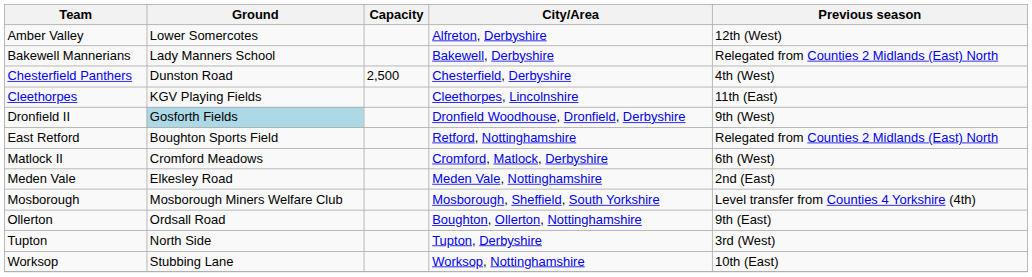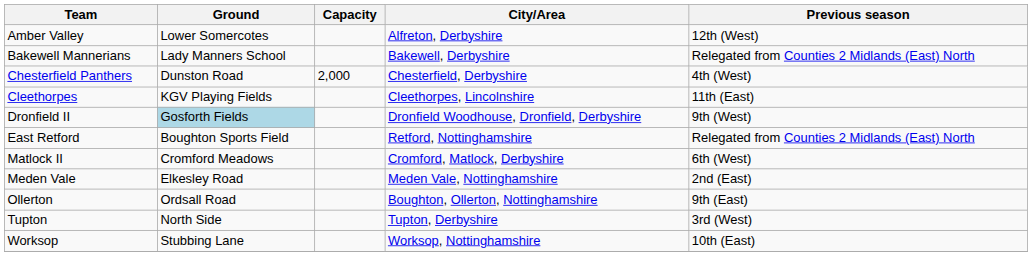(383, 76) 2,500 -> (334, 76) 2,000
- row: (43, 199)
